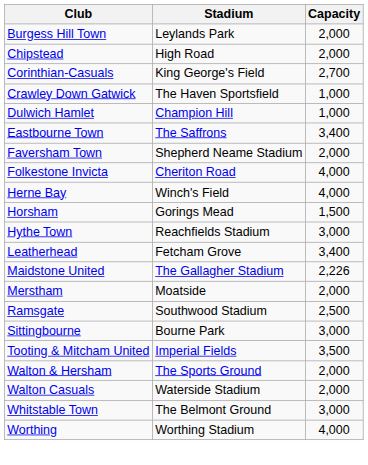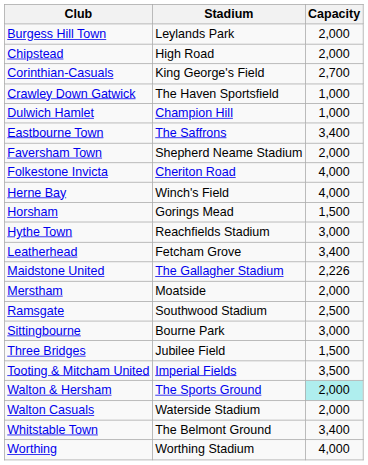+ row: (46, 350)
(334, 370) no background -> (334, 390) paleturquoise background
(334, 410) 3,000 -> (334, 430) 3,400
